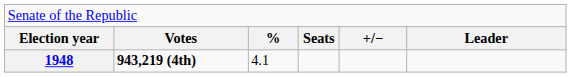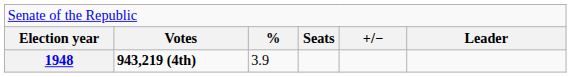(260, 60) 4.1 -> (260, 60) 3.9
